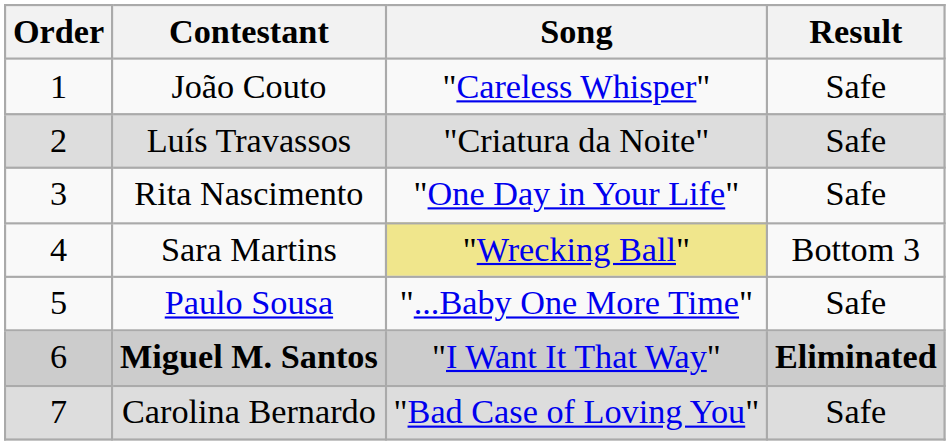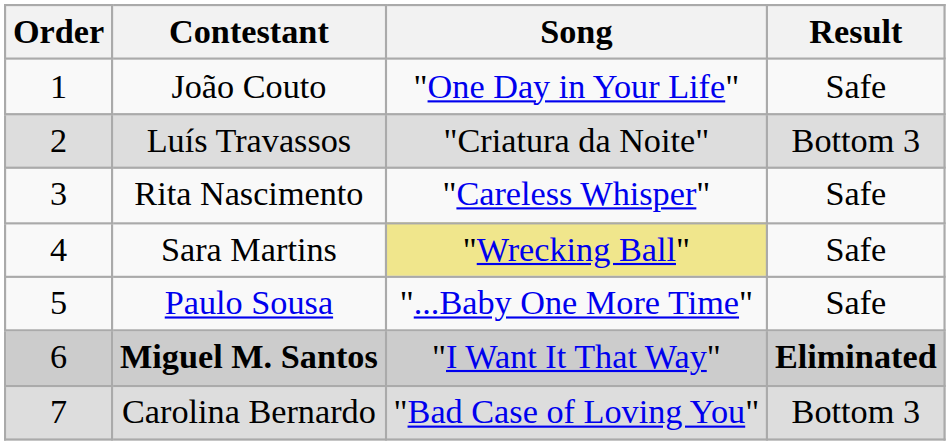(576, 85) "Careless Whisper" -> (576, 85) "One Day in Your Life"
(856, 140) Safe -> (856, 140) Bottom 3
(576, 194) "One Day in Your Life" -> (576, 194) "Careless Whisper"
(856, 248) Bottom 3 -> (856, 248) Safe
(856, 411) Safe -> (856, 411) Bottom 3
